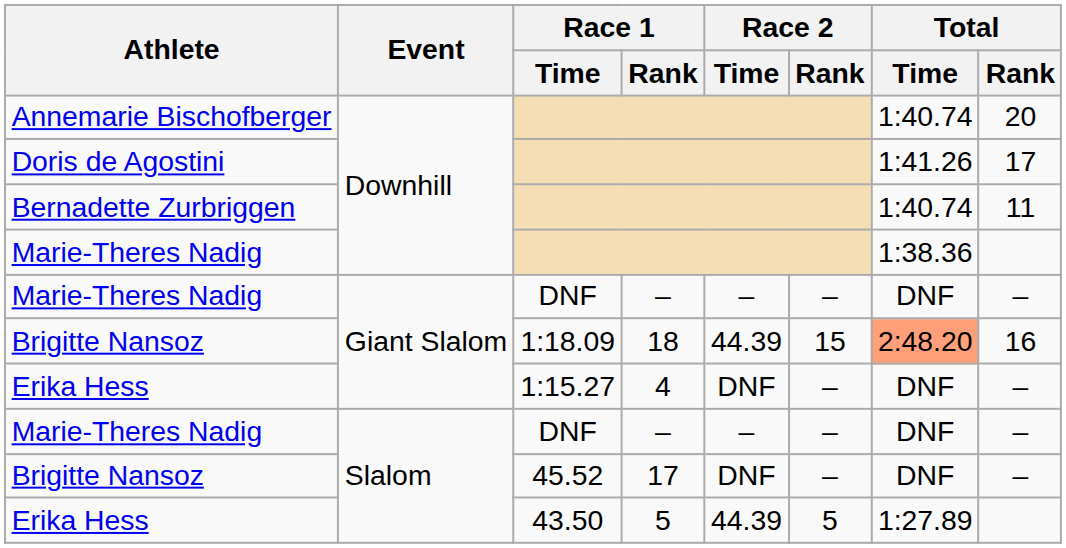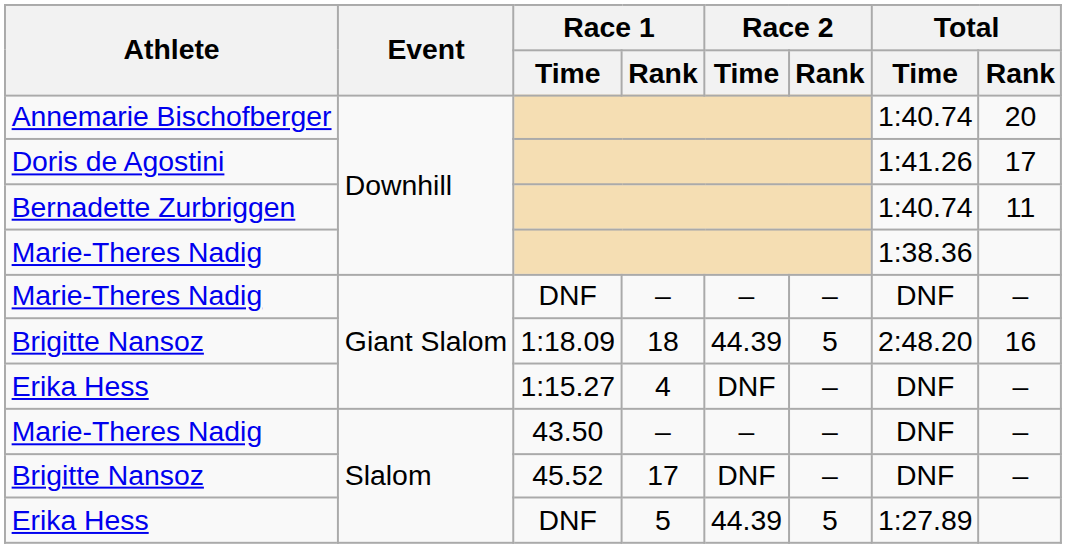(830, 342) 15 -> (830, 342) 5
(925, 342) lightsalmon background -> (925, 342) no background
(568, 431) DNF -> (568, 431) 43.50
(568, 521) 43.50 -> (568, 521) DNF
